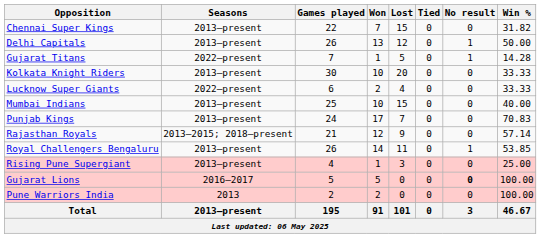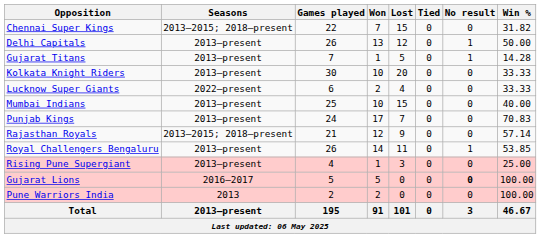(228, 27) 2013–present -> (228, 27) 2013–2015; 2018–present
(228, 58) 2022–present -> (228, 58) 2013–present
